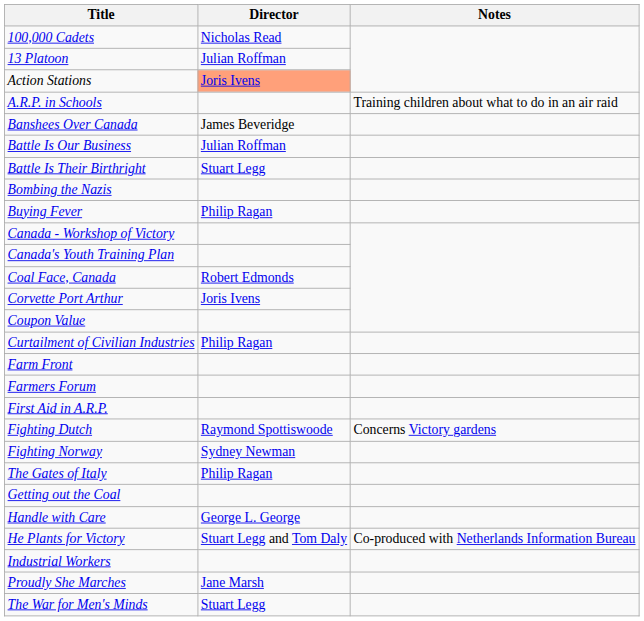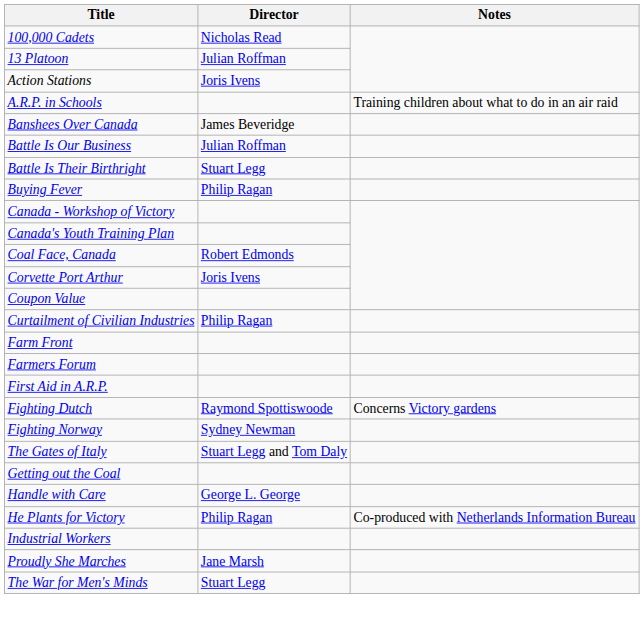(230, 80) lightsalmon background -> (230, 80) no background
- row: (60, 189)
(237, 473) Philip Ragan -> (274, 451) Stuart Legg and Tom Daly
(274, 539) Stuart Legg and Tom Daly -> (237, 517) Philip Ragan
